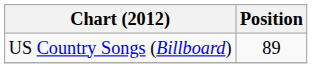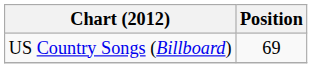(271, 47) 89 -> (271, 47) 69
